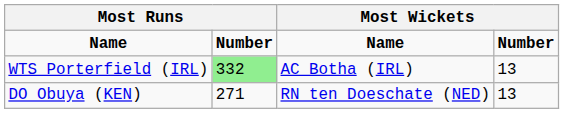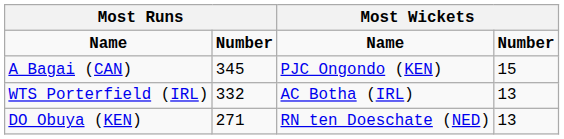+ row: (70, 69)
(230, 69) lightgreen background -> (230, 95) no background
